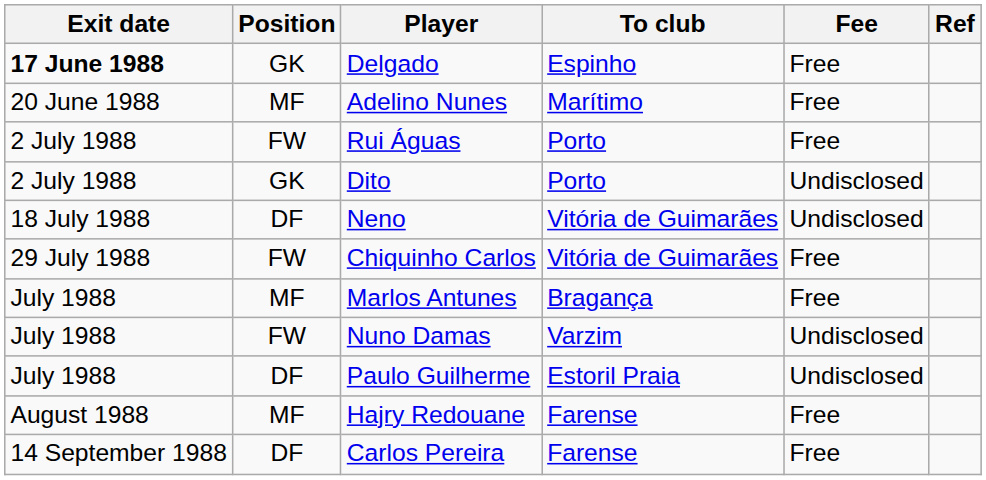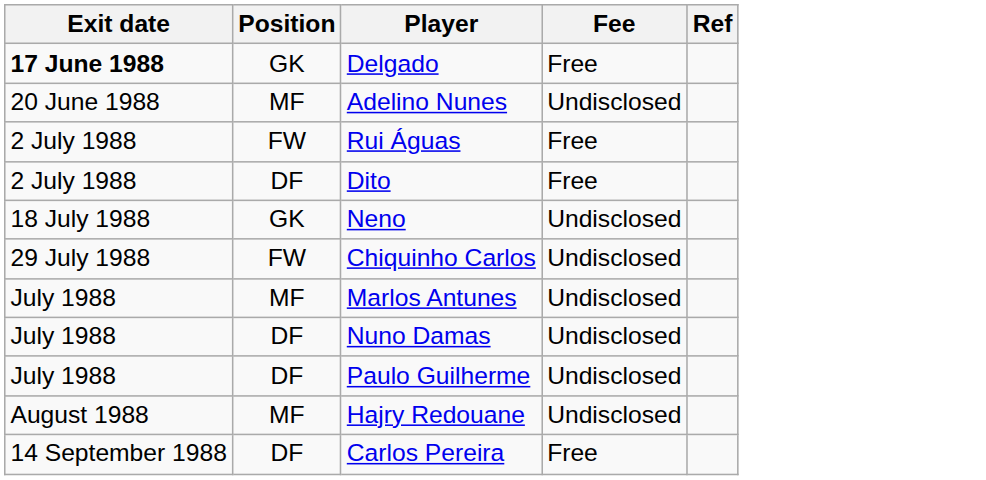- column: (663, 24)
(815, 102) Free -> (614, 102) Undisclosed
(287, 180) GK -> (287, 180) DF
(857, 180) Undisclosed -> (573, 180) Free
(287, 219) DF -> (287, 219) GK
(815, 258) Free -> (614, 258) Undisclosed
(815, 297) Free -> (614, 297) Undisclosed
(287, 336) FW -> (287, 336) DF
(815, 414) Free -> (614, 414) Undisclosed
